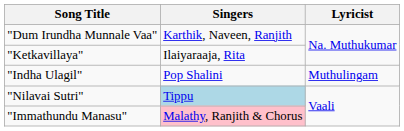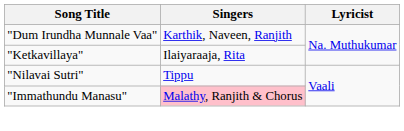- row: (45, 75)
(178, 95) lightblue background -> (178, 75) no background
